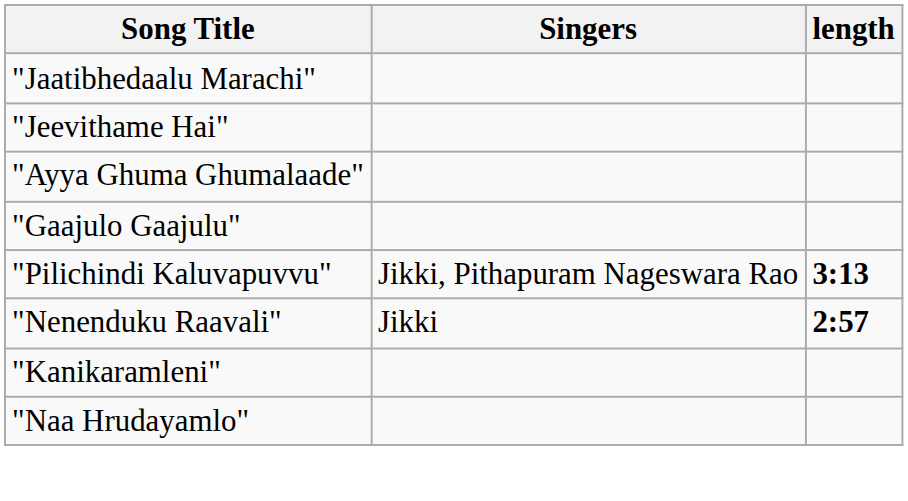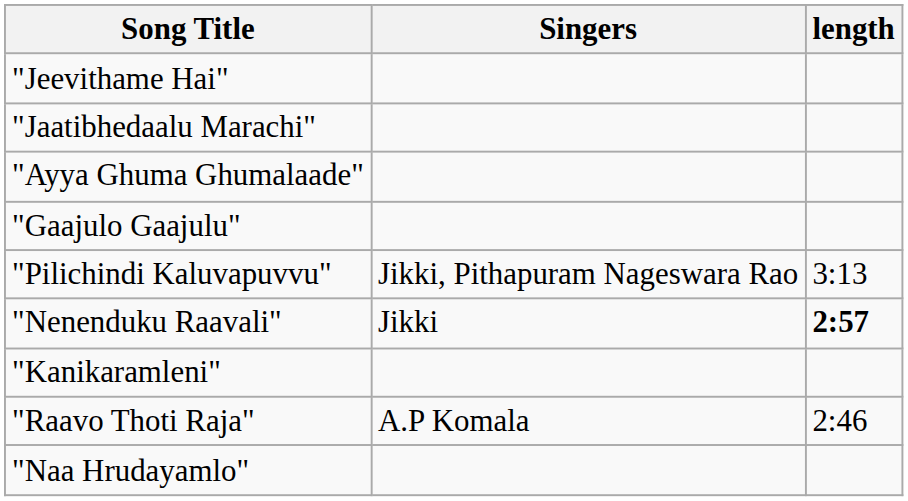rows swapped: (120, 126) <-> (164, 77)
(841, 273) bold -> (840, 273) normal
+ row: (133, 420)
